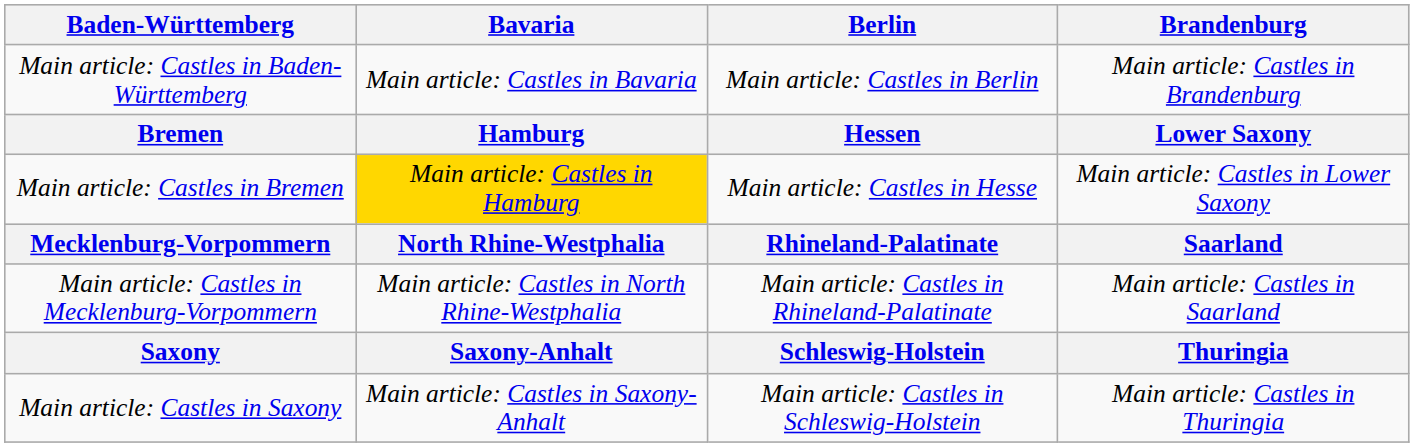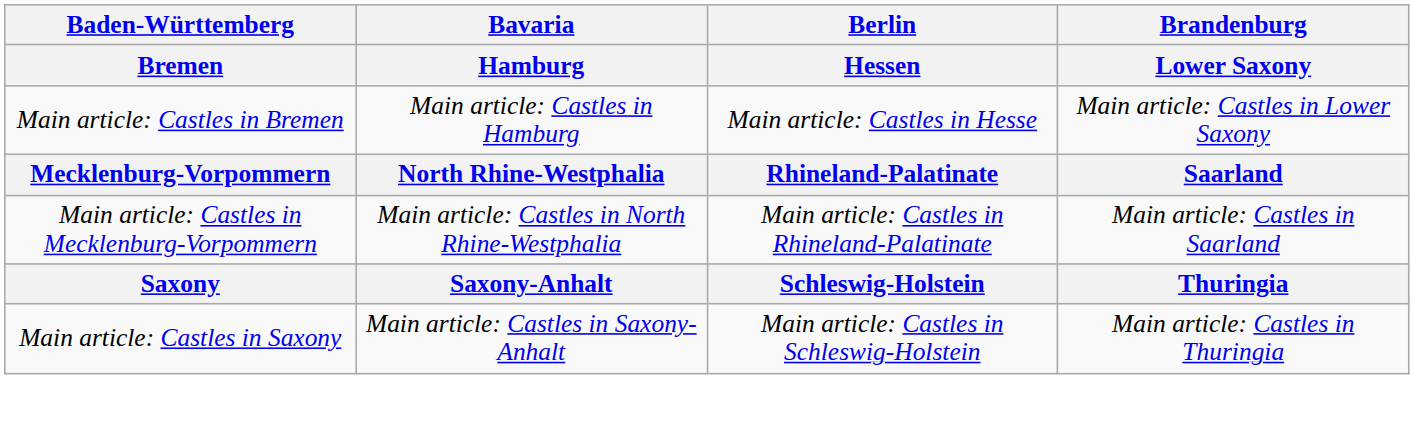- row: (180, 79)
(531, 188) gold background -> (531, 119) no background
